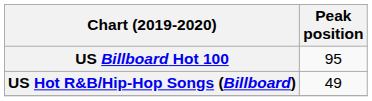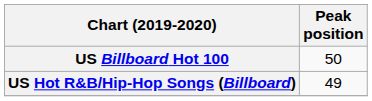(333, 58) 95 -> (333, 58) 50
